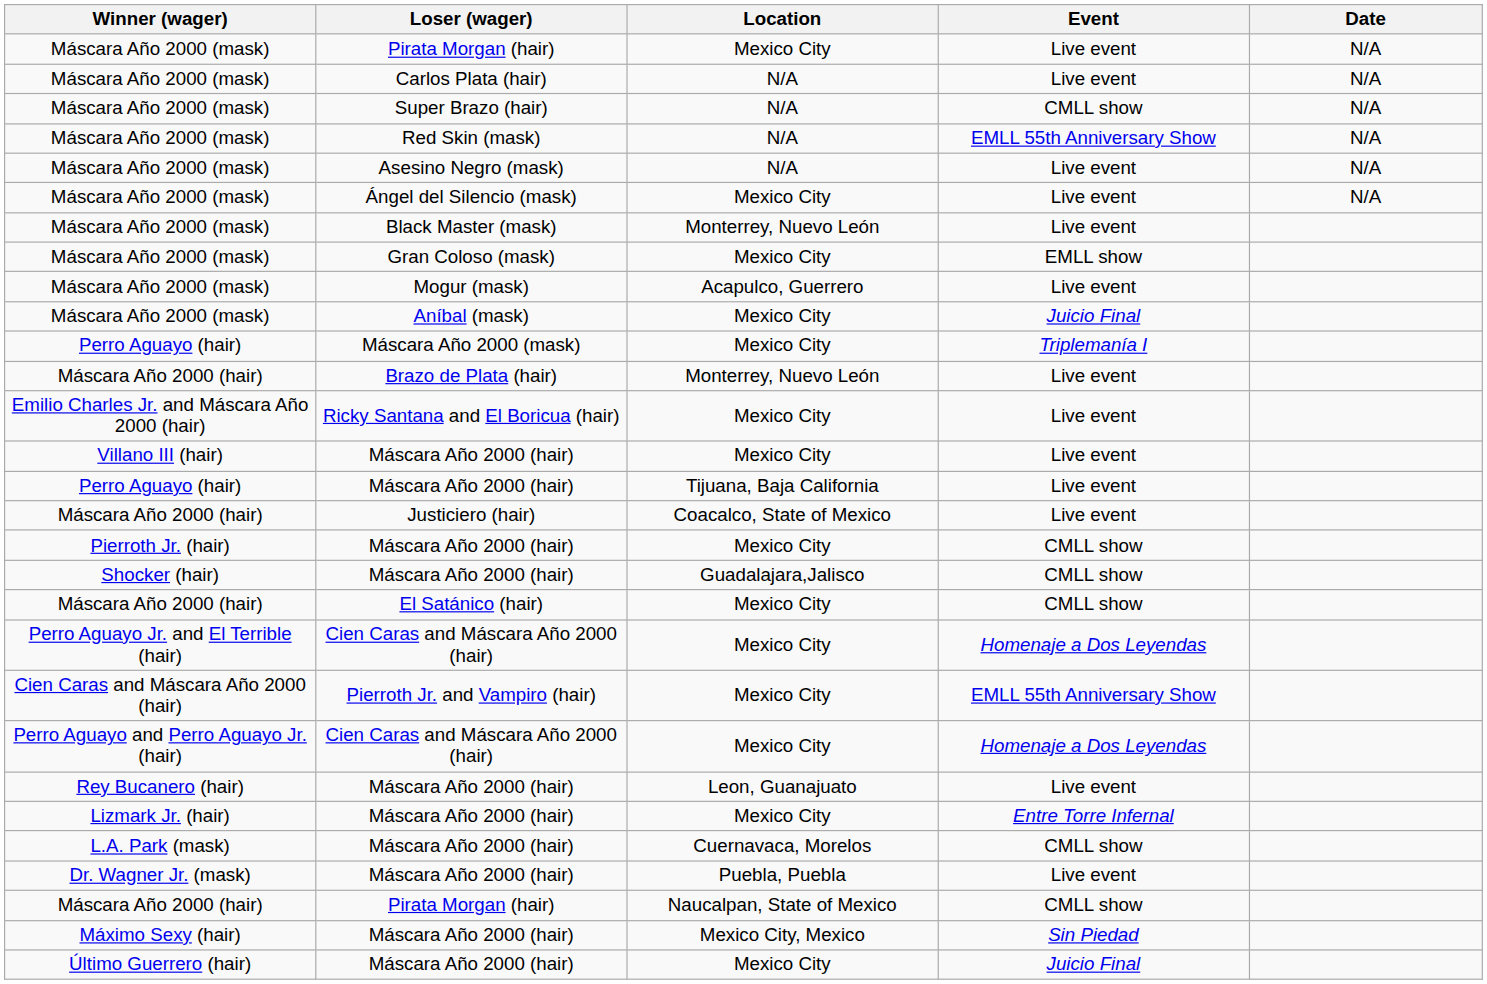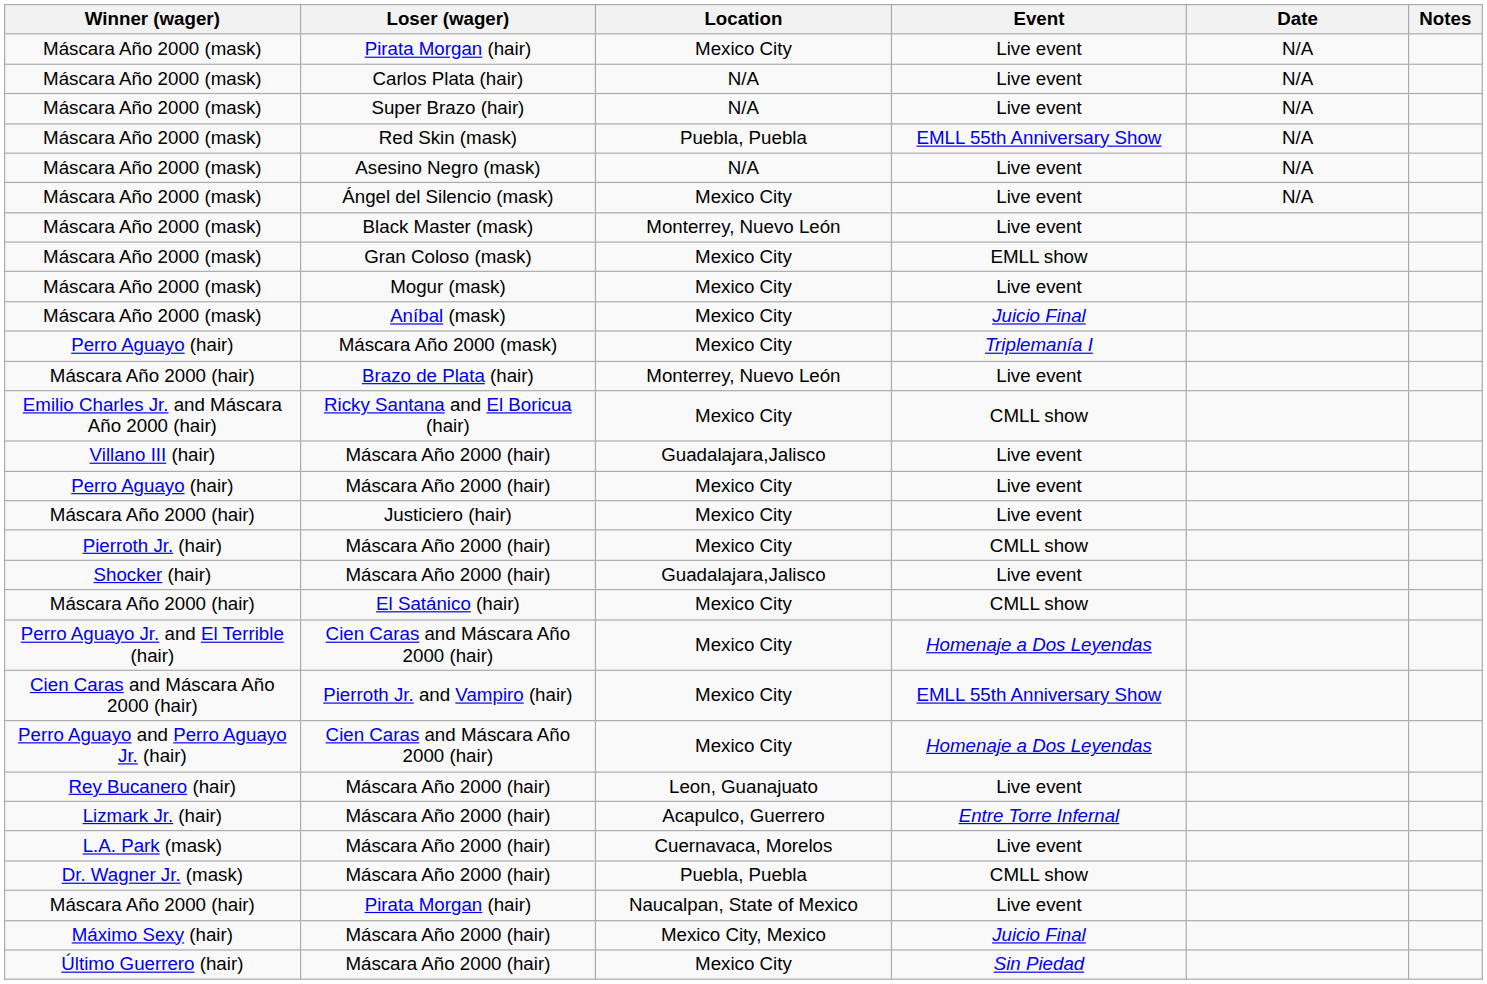+ column: (1445, 19)
(1093, 108) CMLL show -> (1039, 108) Live event
(782, 138) N/A -> (743, 138) Puebla, Puebla
(782, 286) Acapulco, Guerrero -> (743, 286) Mexico City
(1093, 415) Live event -> (1039, 415) CMLL show
(782, 456) Mexico City -> (743, 456) Guadalajara,Jalisco
(782, 485) Tijuana, Baja California -> (743, 485) Mexico City
(782, 515) Coacalco, State of Mexico -> (743, 515) Mexico City
(1093, 574) CMLL show -> (1039, 574) Live event
(782, 816) Mexico City -> (743, 816) Acapulco, Guerrero
(1093, 845) CMLL show -> (1039, 845) Live event
(1093, 875) Live event -> (1039, 875) CMLL show
(1093, 905) CMLL show -> (1039, 905) Live event
(1093, 934) Sin Piedad -> (1039, 934) Juicio Final
(1093, 964) Juicio Final -> (1039, 964) Sin Piedad
